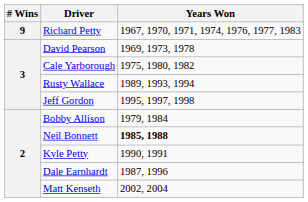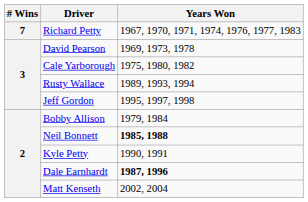(22, 31) 9 -> (22, 31) 7
(144, 171) normal -> (144, 171) bold
